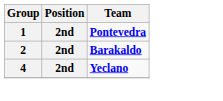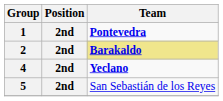(116, 50) no background -> (116, 50) khaki background
+ row: (23, 86)
